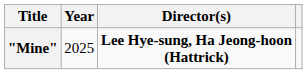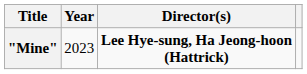(79, 48) 2025 -> (79, 48) 2023
